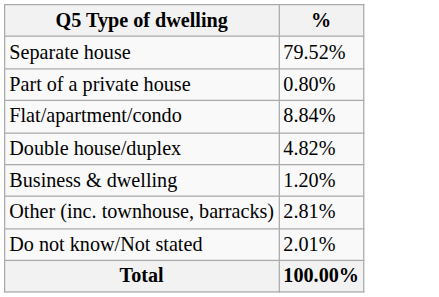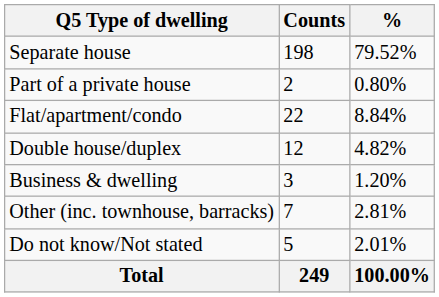+ column: (314, 20)
